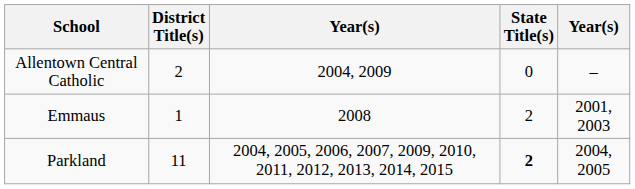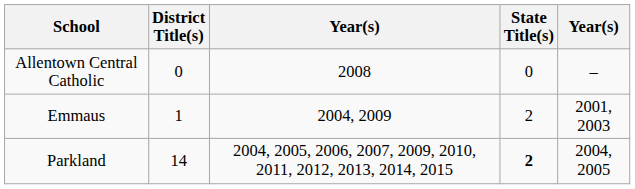(179, 71) 2 -> (179, 71) 0
(354, 71) 2004, 2009 -> (354, 71) 2008
(354, 116) 2008 -> (354, 116) 2004, 2009
(179, 160) 11 -> (179, 160) 14
